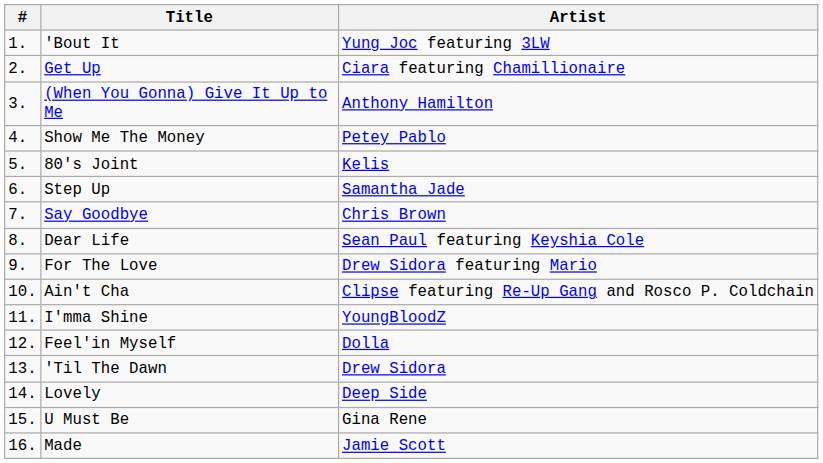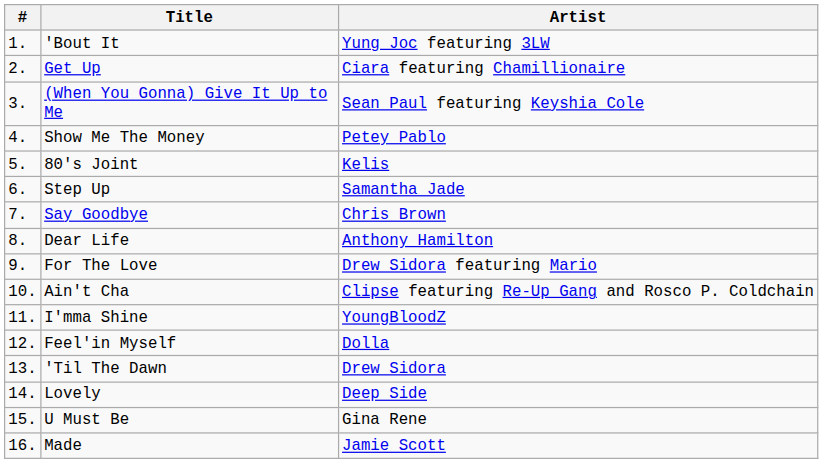(418, 103) Anthony Hamilton -> (493, 103) Sean Paul featuring Keyshia Cole
(493, 241) Sean Paul featuring Keyshia Cole -> (418, 241) Anthony Hamilton
